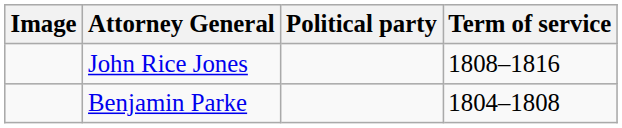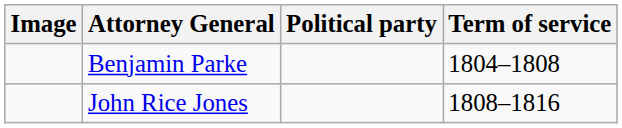rows swapped: (168, 102) <-> (168, 63)
